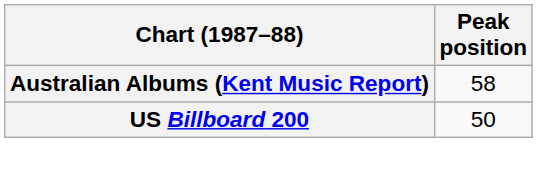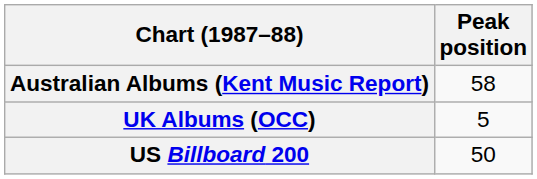+ row: (219, 119)
